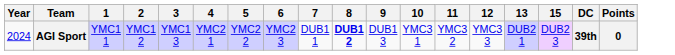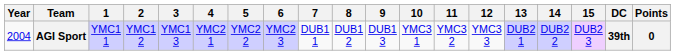+ column: (555, 12)
(19, 35) 2024 -> (19, 35) 2004
(349, 35) bold -> (349, 35) normal
